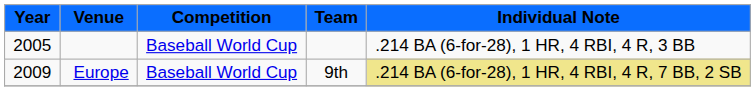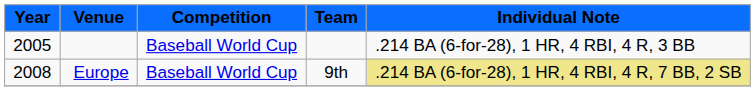(32, 72) 2009 -> (32, 72) 2008
